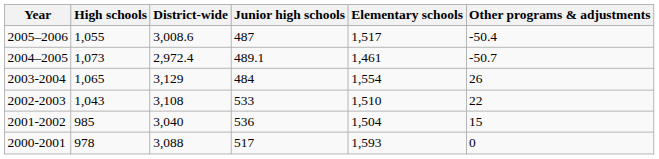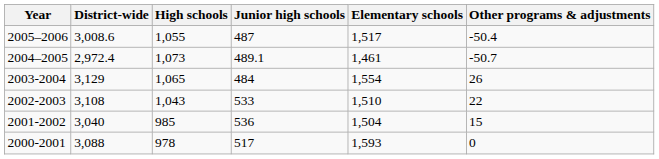columns swapped: (191, 15) <-> (111, 15)
